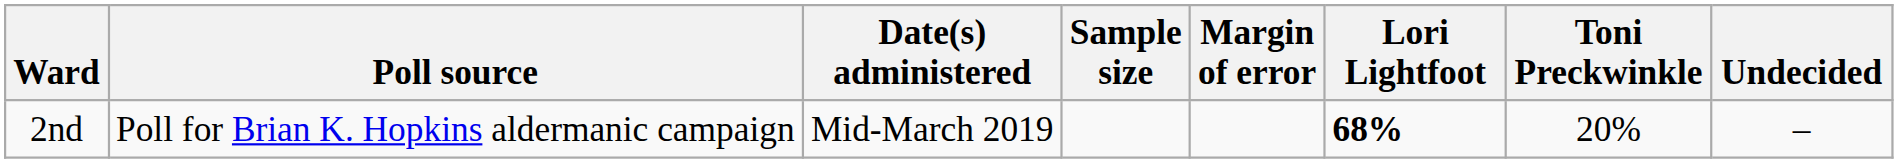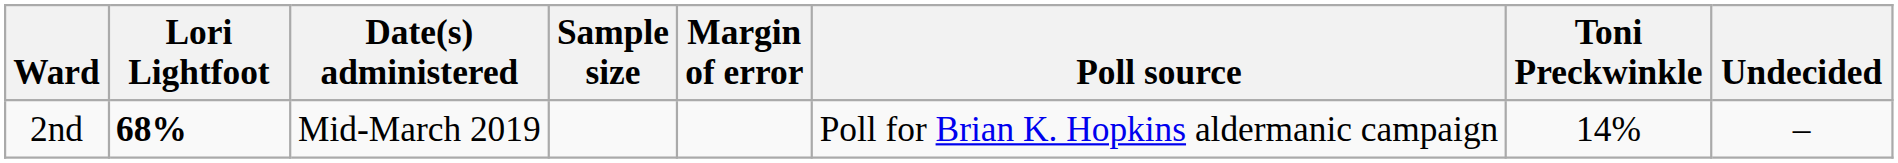columns swapped: (455, 72) <-> (1415, 52)
(1608, 128) 20% -> (1608, 128) 14%
